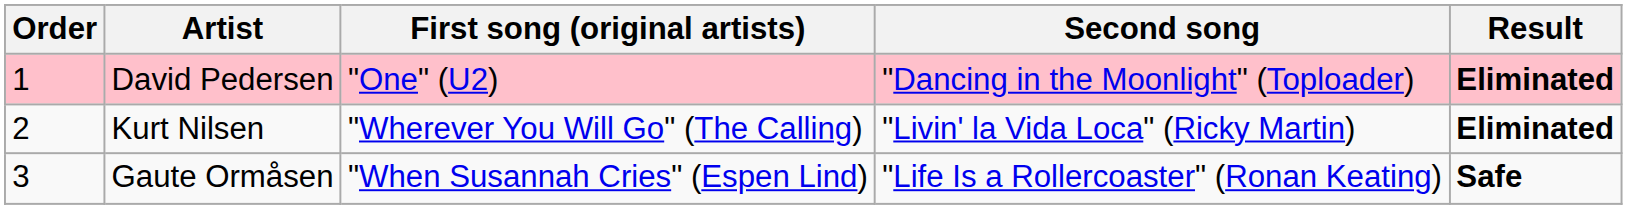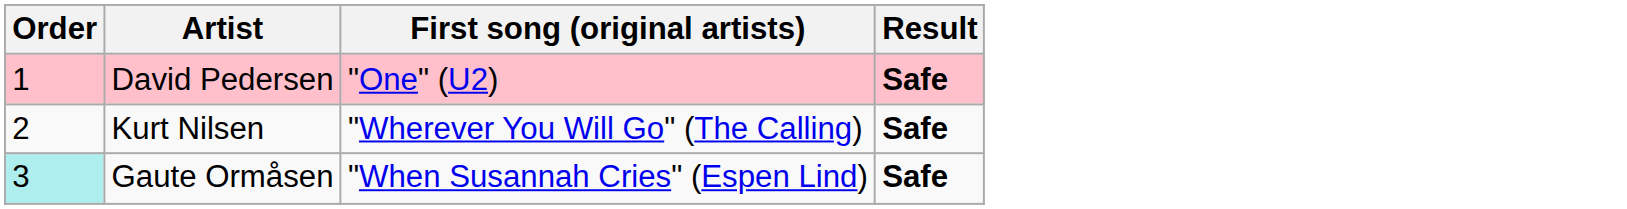- column: (1162, 29)
(1535, 78) Eliminated -> (915, 78) Safe
(1535, 128) Eliminated -> (915, 128) Safe
(21, 177) no background -> (21, 177) paleturquoise background
